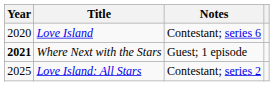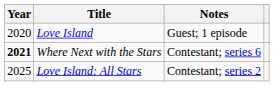(214, 33) Contestant; series 6 -> (207, 33) Guest; 1 episode
(207, 52) Guest; 1 episode -> (214, 52) Contestant; series 6
